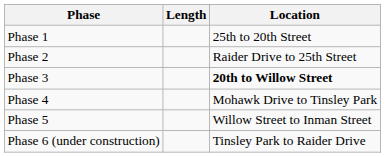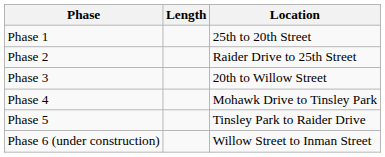(273, 78) bold -> (270, 78) normal
(292, 120) Willow Street to Inman Street -> (289, 120) Tinsley Park to Raider Drive
(289, 141) Tinsley Park to Raider Drive -> (292, 141) Willow Street to Inman Street
